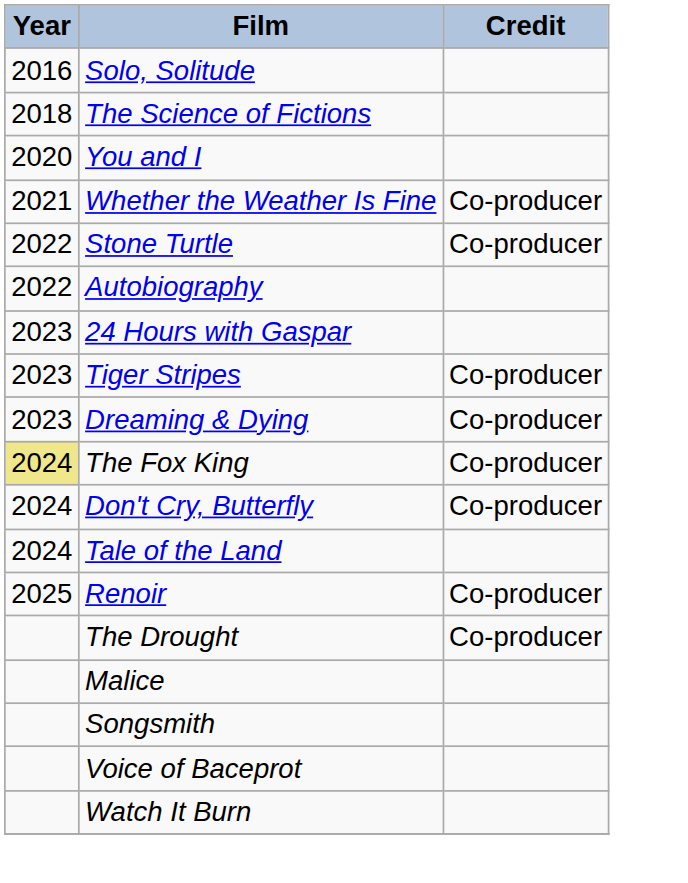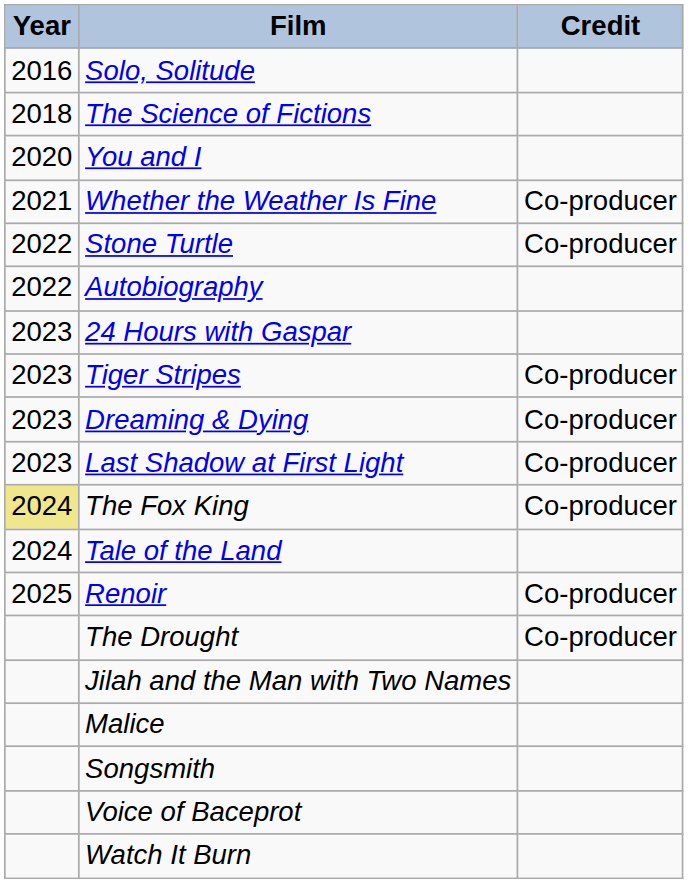+ row: (244, 462)
- row: (199, 506)
+ row: (298, 680)
